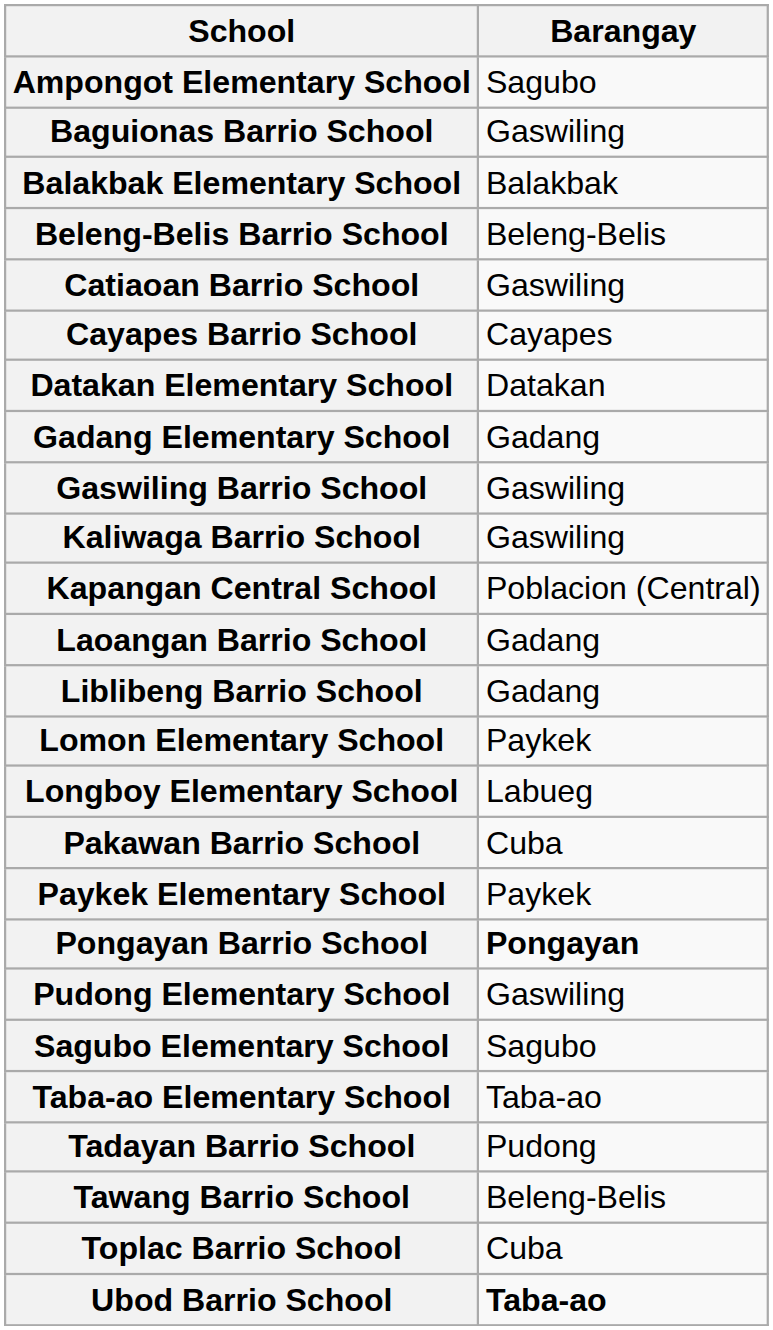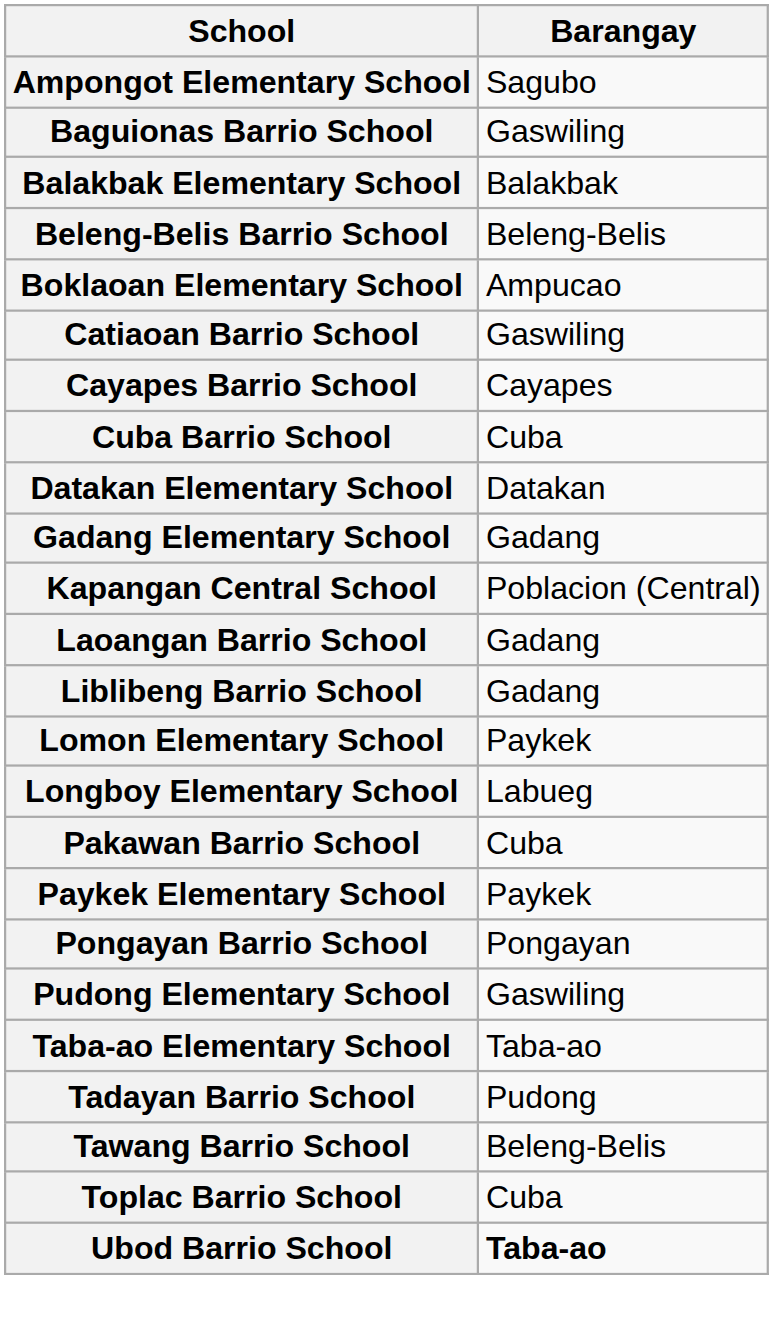+ row: (242, 285)
+ row: (242, 437)
- row: (242, 487)
- row: (242, 538)
(563, 944) bold -> (558, 944) normal
- row: (242, 1046)
